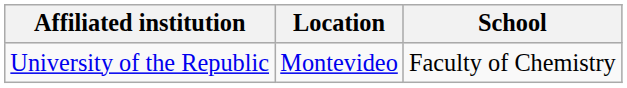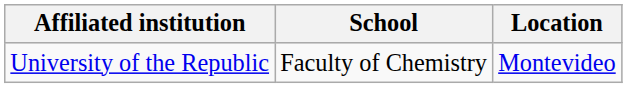columns swapped: (512, 23) <-> (339, 23)
